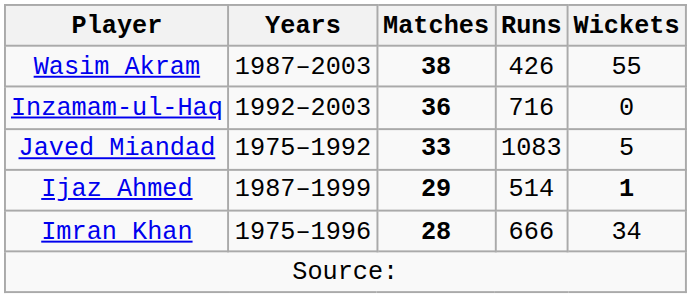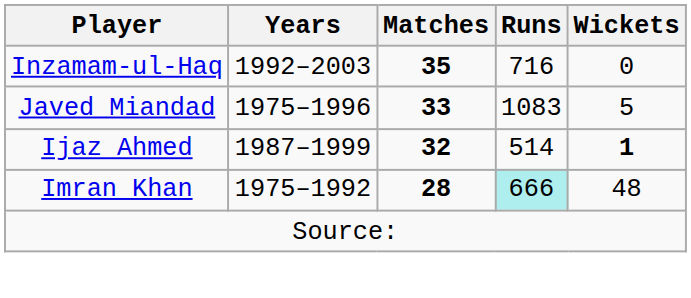- row: (117, 67)
(436, 108) 36 -> (436, 67) 35
(303, 149) 1975–1992 -> (303, 108) 1975–1996
(436, 190) 29 -> (436, 149) 32
(303, 231) 1975–1996 -> (303, 190) 1975–1992
(531, 231) no background -> (531, 190) paleturquoise background
(627, 231) 34 -> (627, 190) 48
